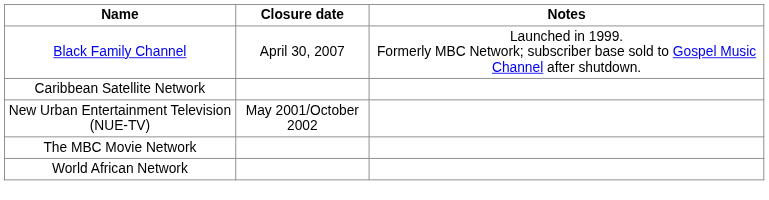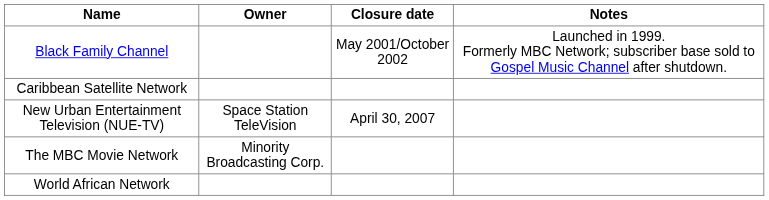+ column: (265, 15)
(302, 52) April 30, 2007 -> (393, 52) May 2001/October 2002
(302, 118) May 2001/October 2002 -> (393, 118) April 30, 2007
